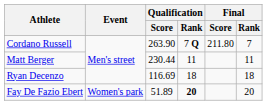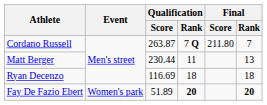(162, 44) 263.90 -> (162, 44) 263.87
(249, 60) 11 -> (249, 60) 13
(249, 92) normal -> (249, 92) bold
